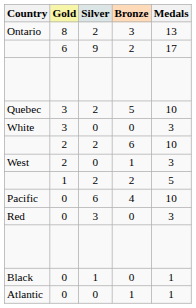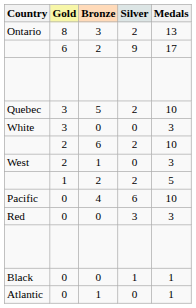columns swapped: (95, 13) <-> (132, 13)
